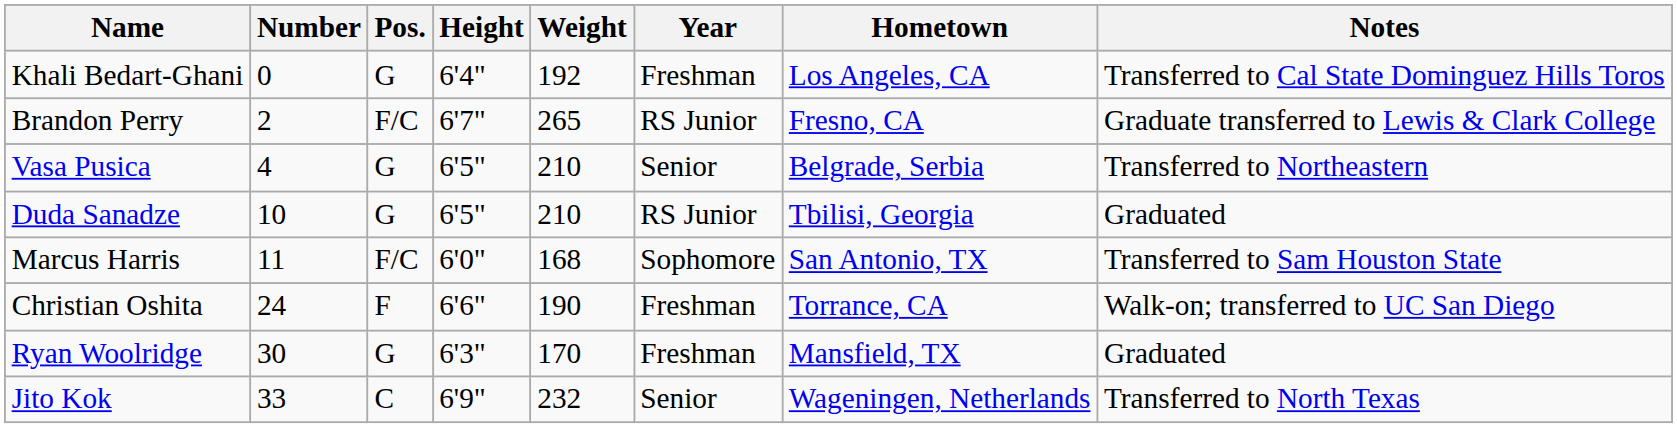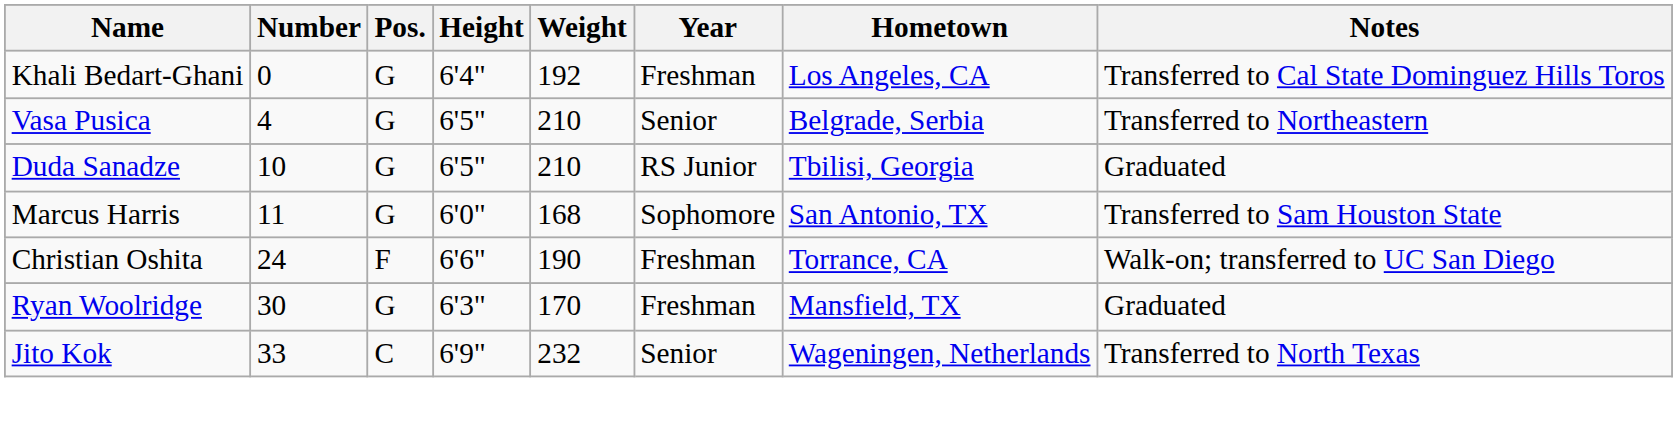- row: (97, 120)
(396, 259) F/C -> (385, 213) G
